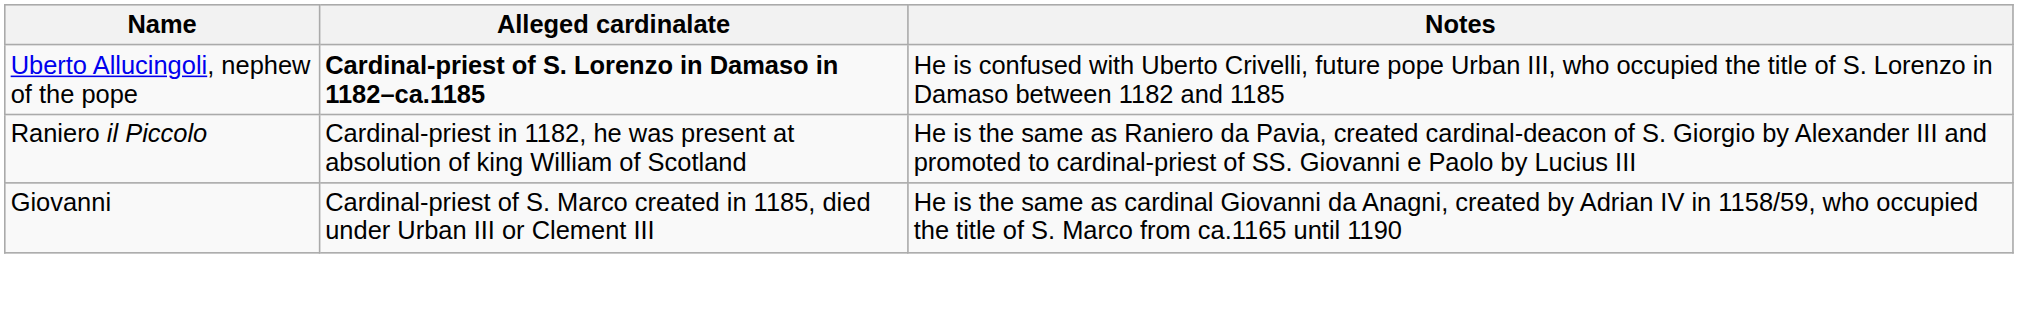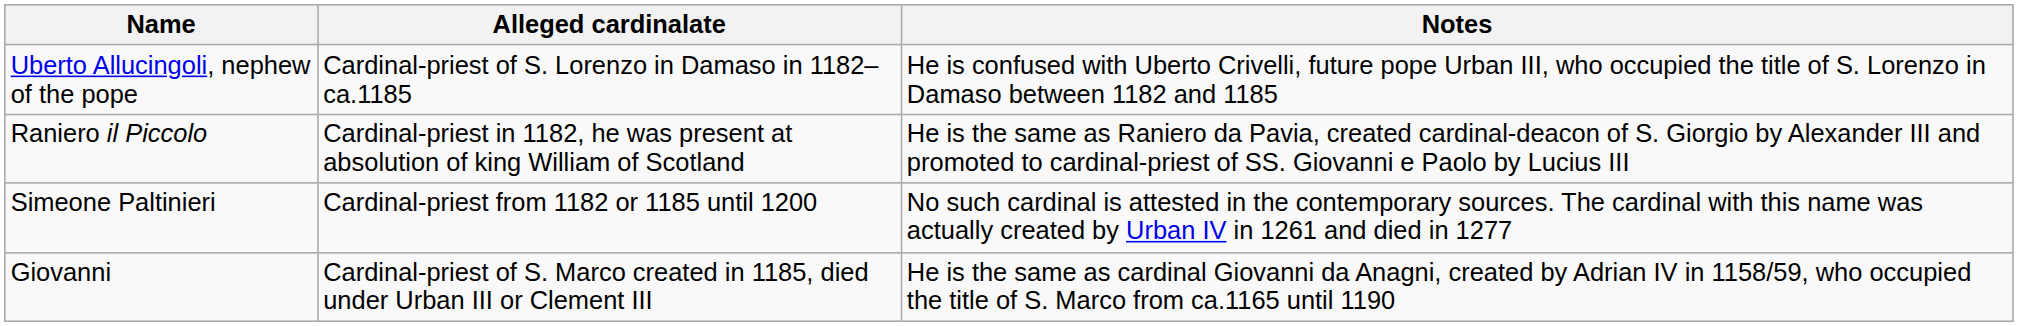(582, 79) bold -> (601, 79) normal
+ row: (113, 202)
